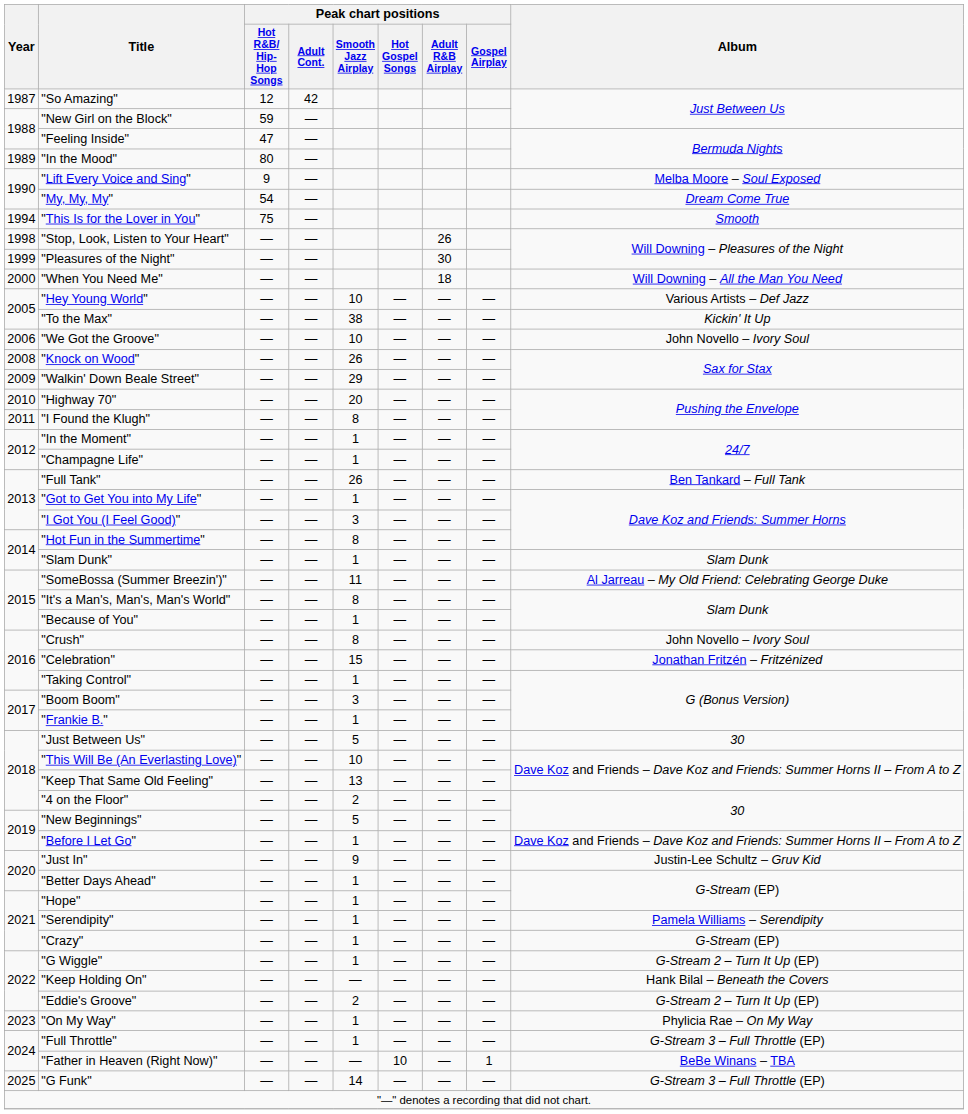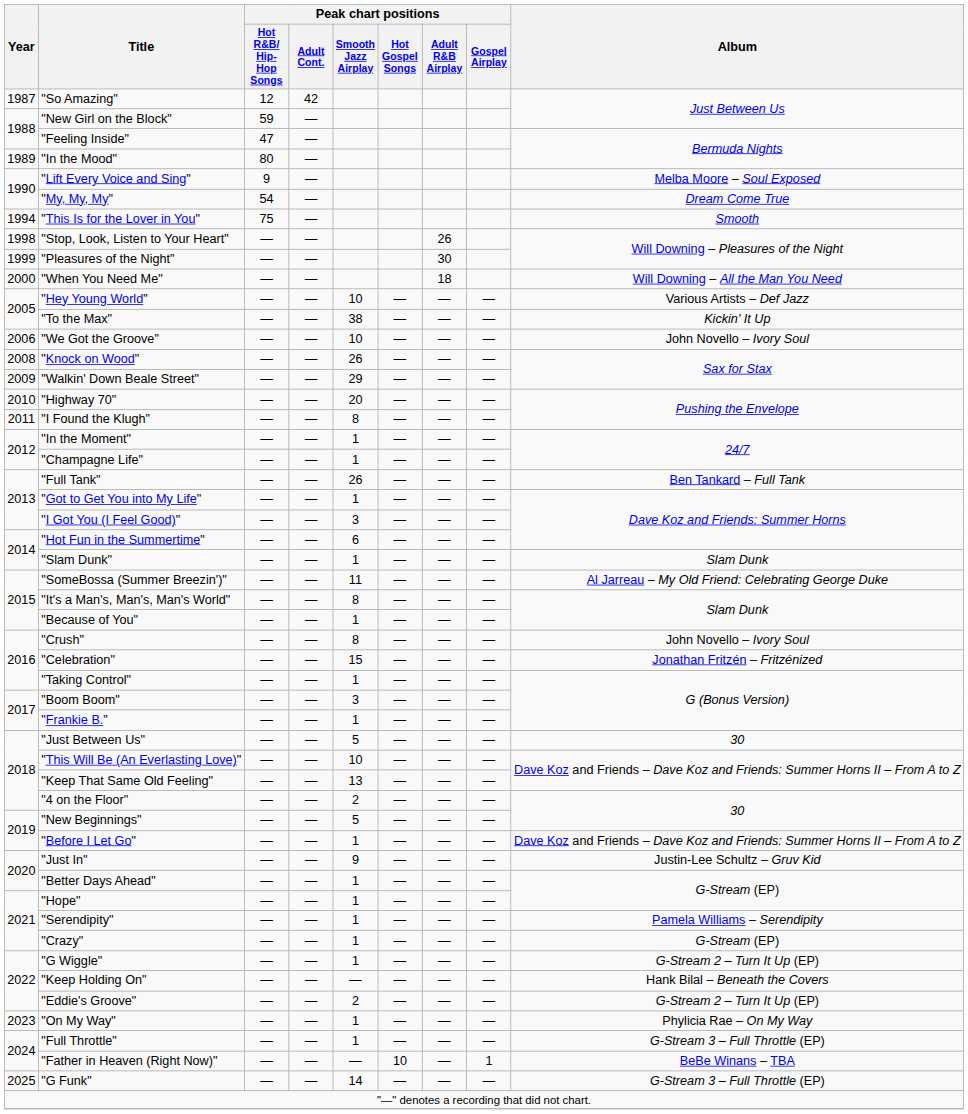(355, 539) 8 -> (355, 539) 6
